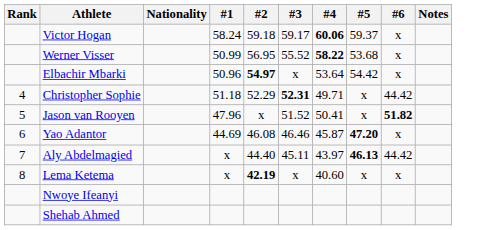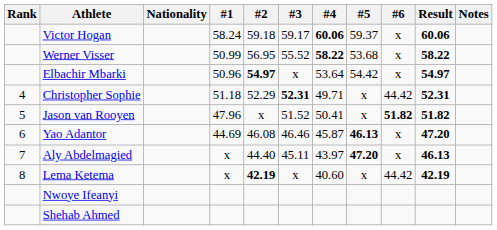+ column: (435, 14)
(364, 134) 47.20 -> (364, 134) 46.13
(364, 154) 46.13 -> (364, 154) 47.20
(398, 154) 44.42 -> (398, 154) x
(398, 174) x -> (398, 174) 44.42
